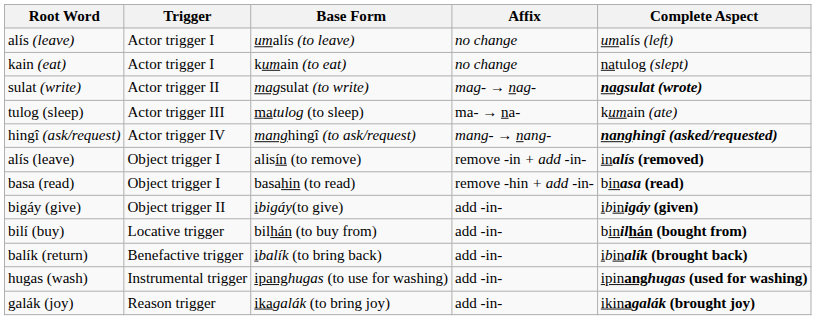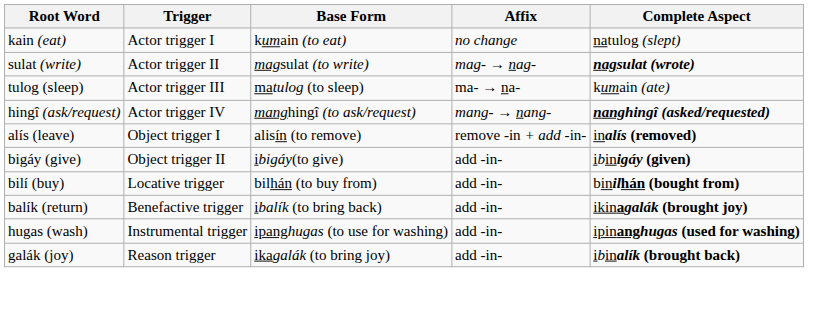- row: (304, 40)
- row: (305, 183)
(674, 254) ibinalík (brought back) -> (670, 207) ikinagalák (brought joy)
(678, 302) ikinagalák (brought joy) -> (667, 254) ibinalík (brought back)
